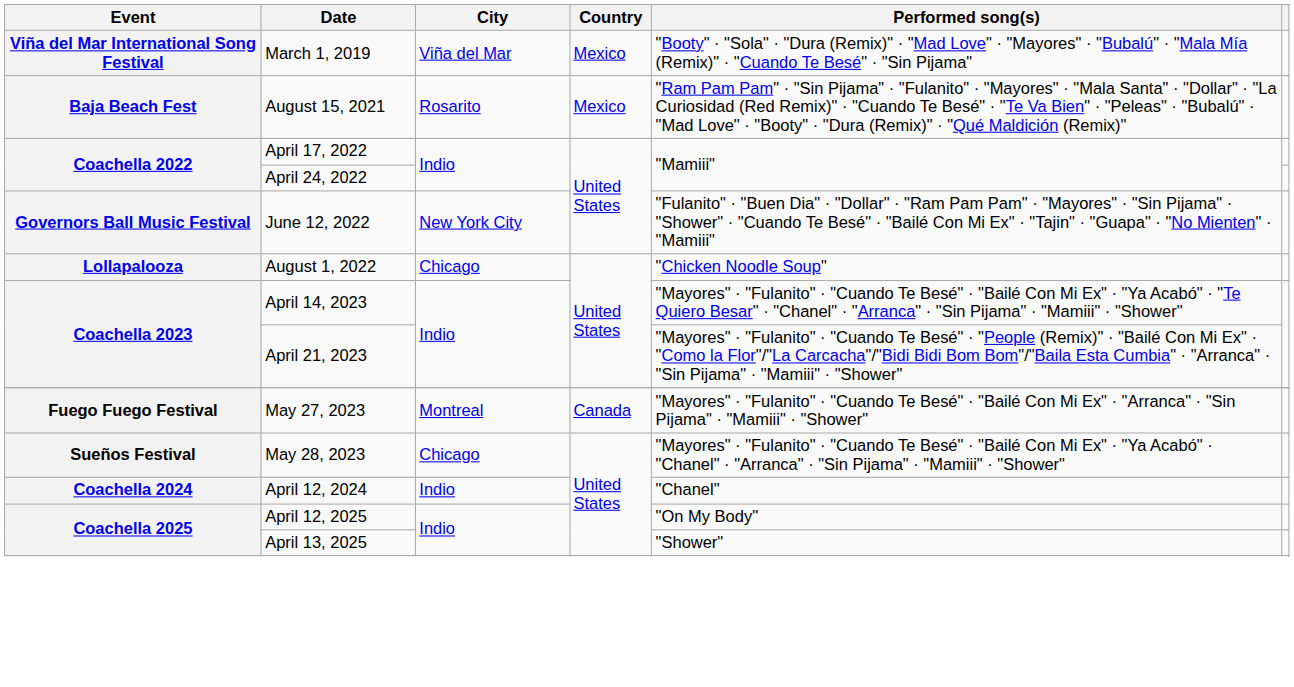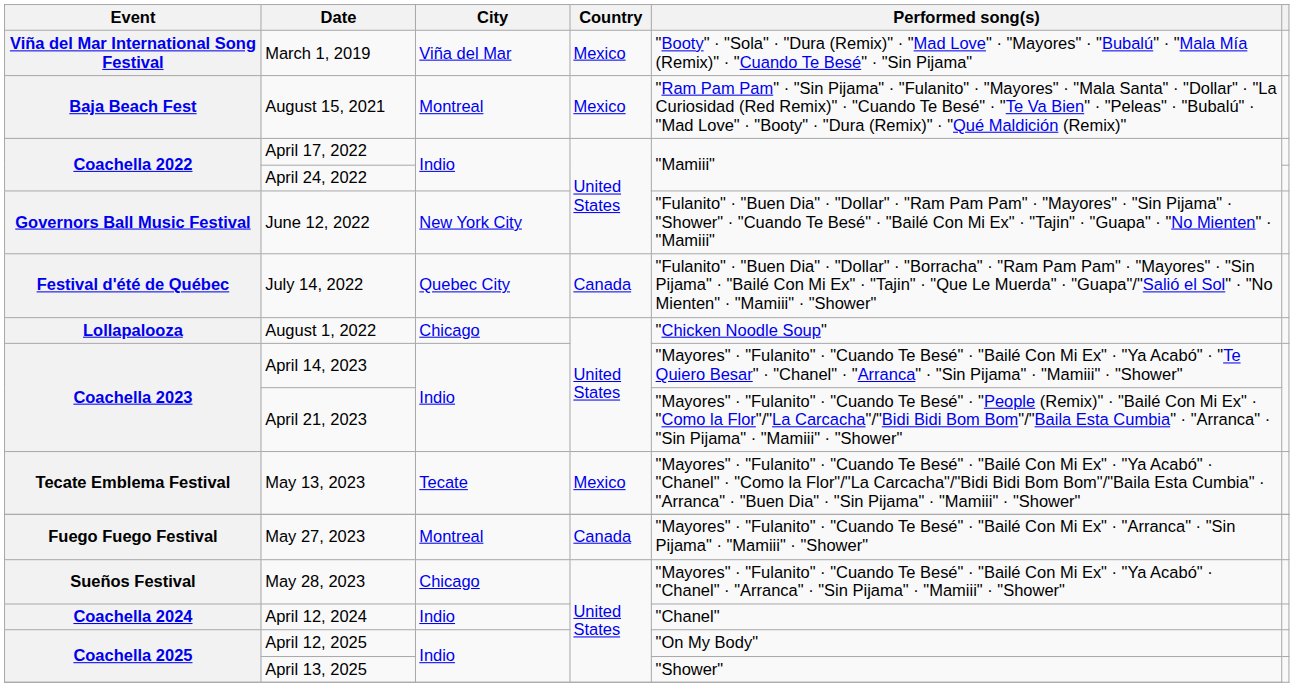(450, 106) Rosarito -> (451, 106) Montreal
+ row: (314, 285)
+ row: (315, 482)
